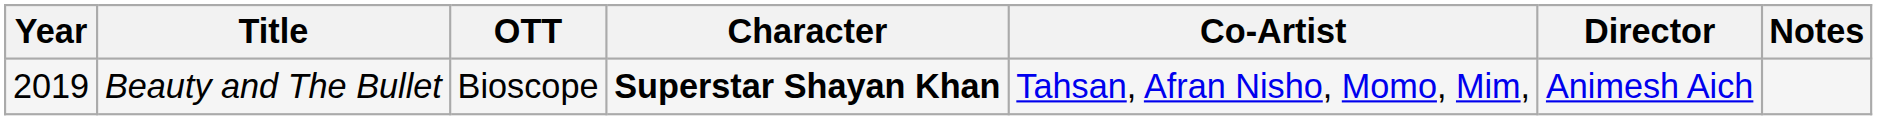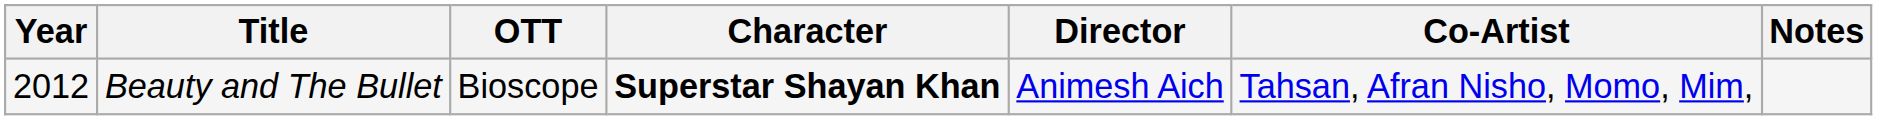columns swapped: (1273, 31) <-> (1650, 31)
(51, 85) 2019 -> (51, 85) 2012
